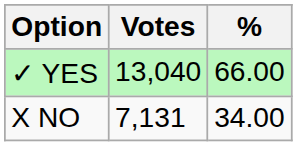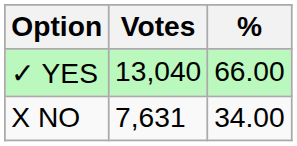(150, 117) 7,131 -> (150, 117) 7,631
